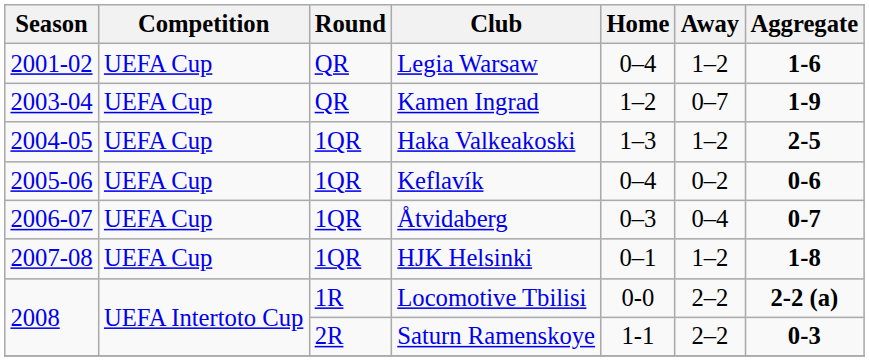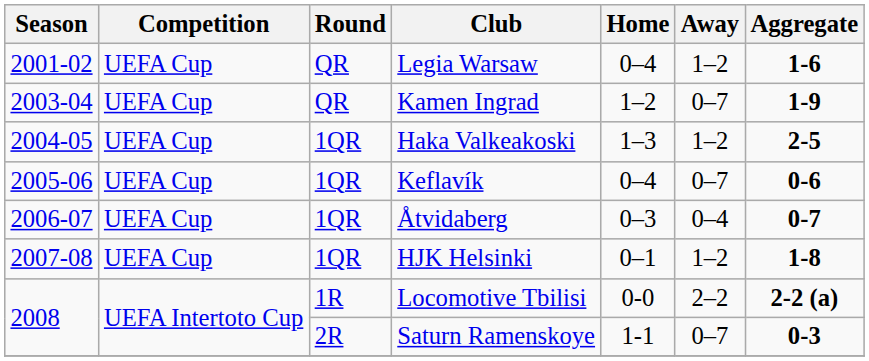(710, 180) 0–2 -> (710, 180) 0–7
(710, 336) 2–2 -> (710, 336) 0–7
